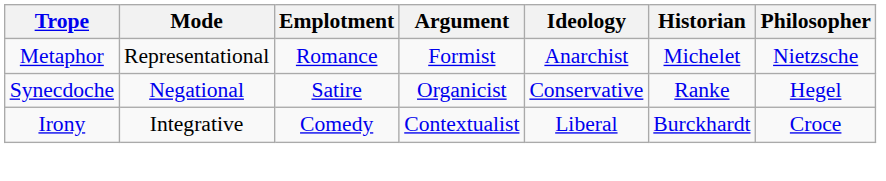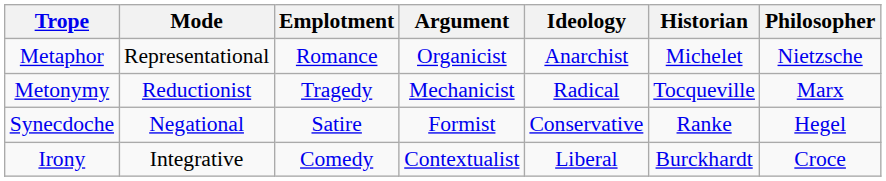(462, 55) Formist -> (462, 55) Organicist
+ row: (62, 90)
(462, 90) Organicist -> (462, 124) Formist
